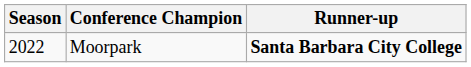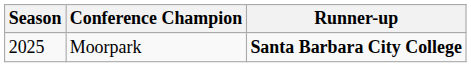(27, 47) 2022 -> (27, 47) 2025
